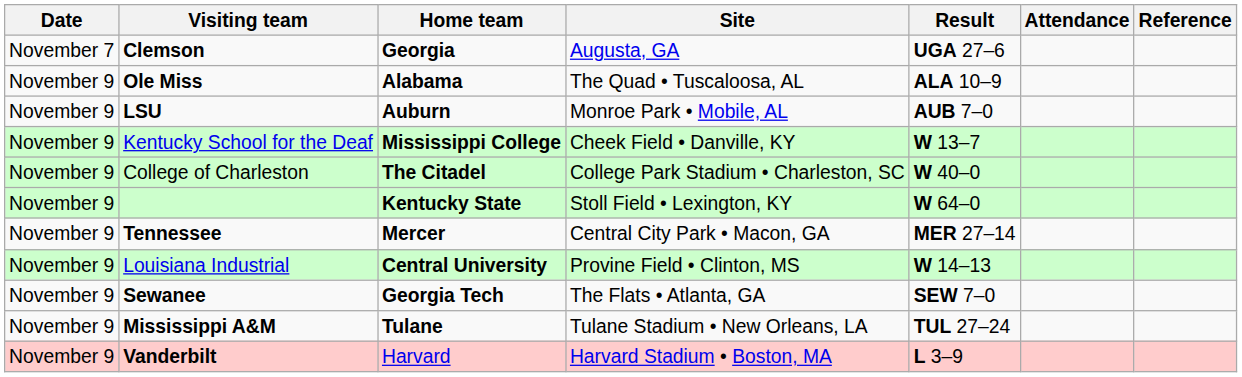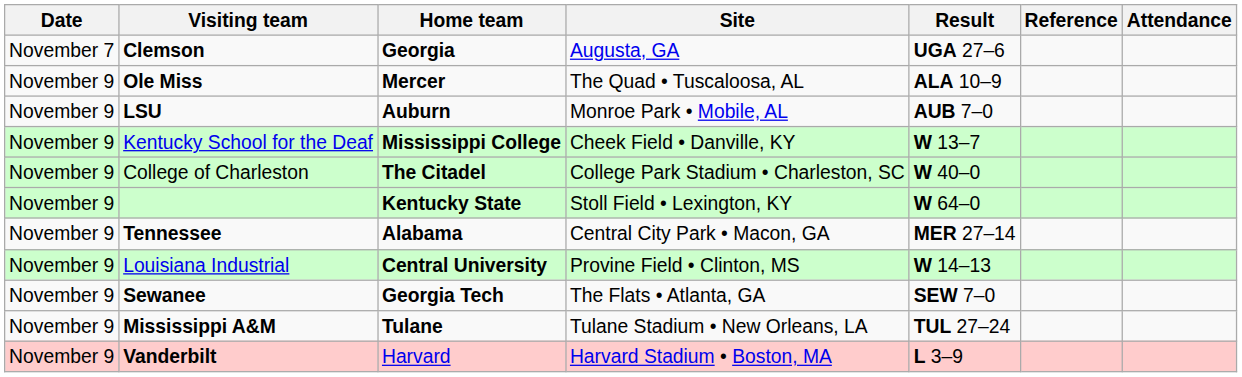columns swapped: (1077, 20) <-> (1185, 20)
(422, 81) Alabama -> (414, 81) Mercer
(414, 234) Mercer -> (422, 234) Alabama
